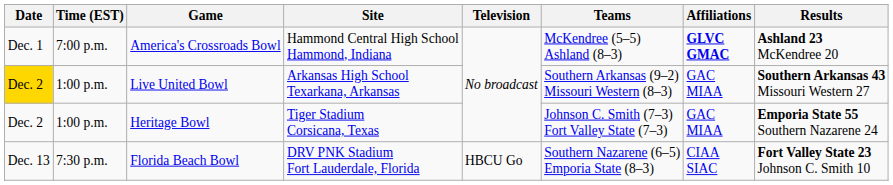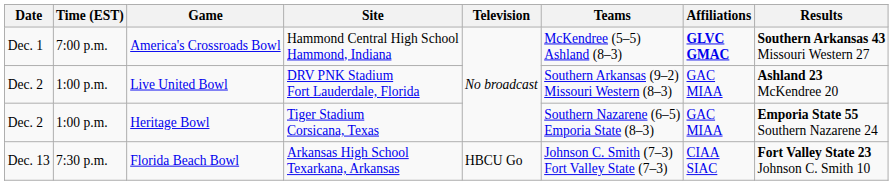(798, 46) Ashland 23 McKendree 20 -> (821, 46) Southern Arkansas 43 Missouri Western 27
(25, 84) gold background -> (25, 84) no background
(348, 84) Arkansas High School Texarkana, Arkansas -> (353, 84) DRV PNK Stadium Fort Lauderdale, Florida
(821, 84) Southern Arkansas 43 Missouri Western 27 -> (798, 84) Ashland 23 McKendree 20
(608, 122) Johnson C. Smith (7–3) Fort Valley State (7–3) -> (612, 122) Southern Nazarene (6–5) Emporia State (8–3)
(353, 161) DRV PNK Stadium Fort Lauderdale, Florida -> (348, 161) Arkansas High School Texarkana, Arkansas
(612, 161) Southern Nazarene (6–5) Emporia State (8–3) -> (608, 161) Johnson C. Smith (7–3) Fort Valley State (7–3)
